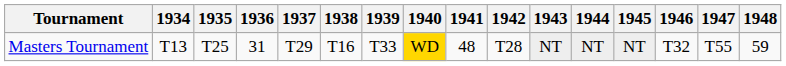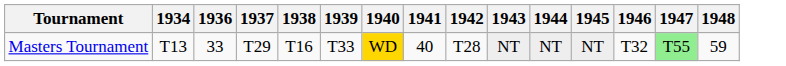- column: (215, 18)
(257, 46) 31 -> (215, 46) 33
(467, 46) 48 -> (425, 46) 40
(718, 46) no background -> (676, 46) lightgreen background
